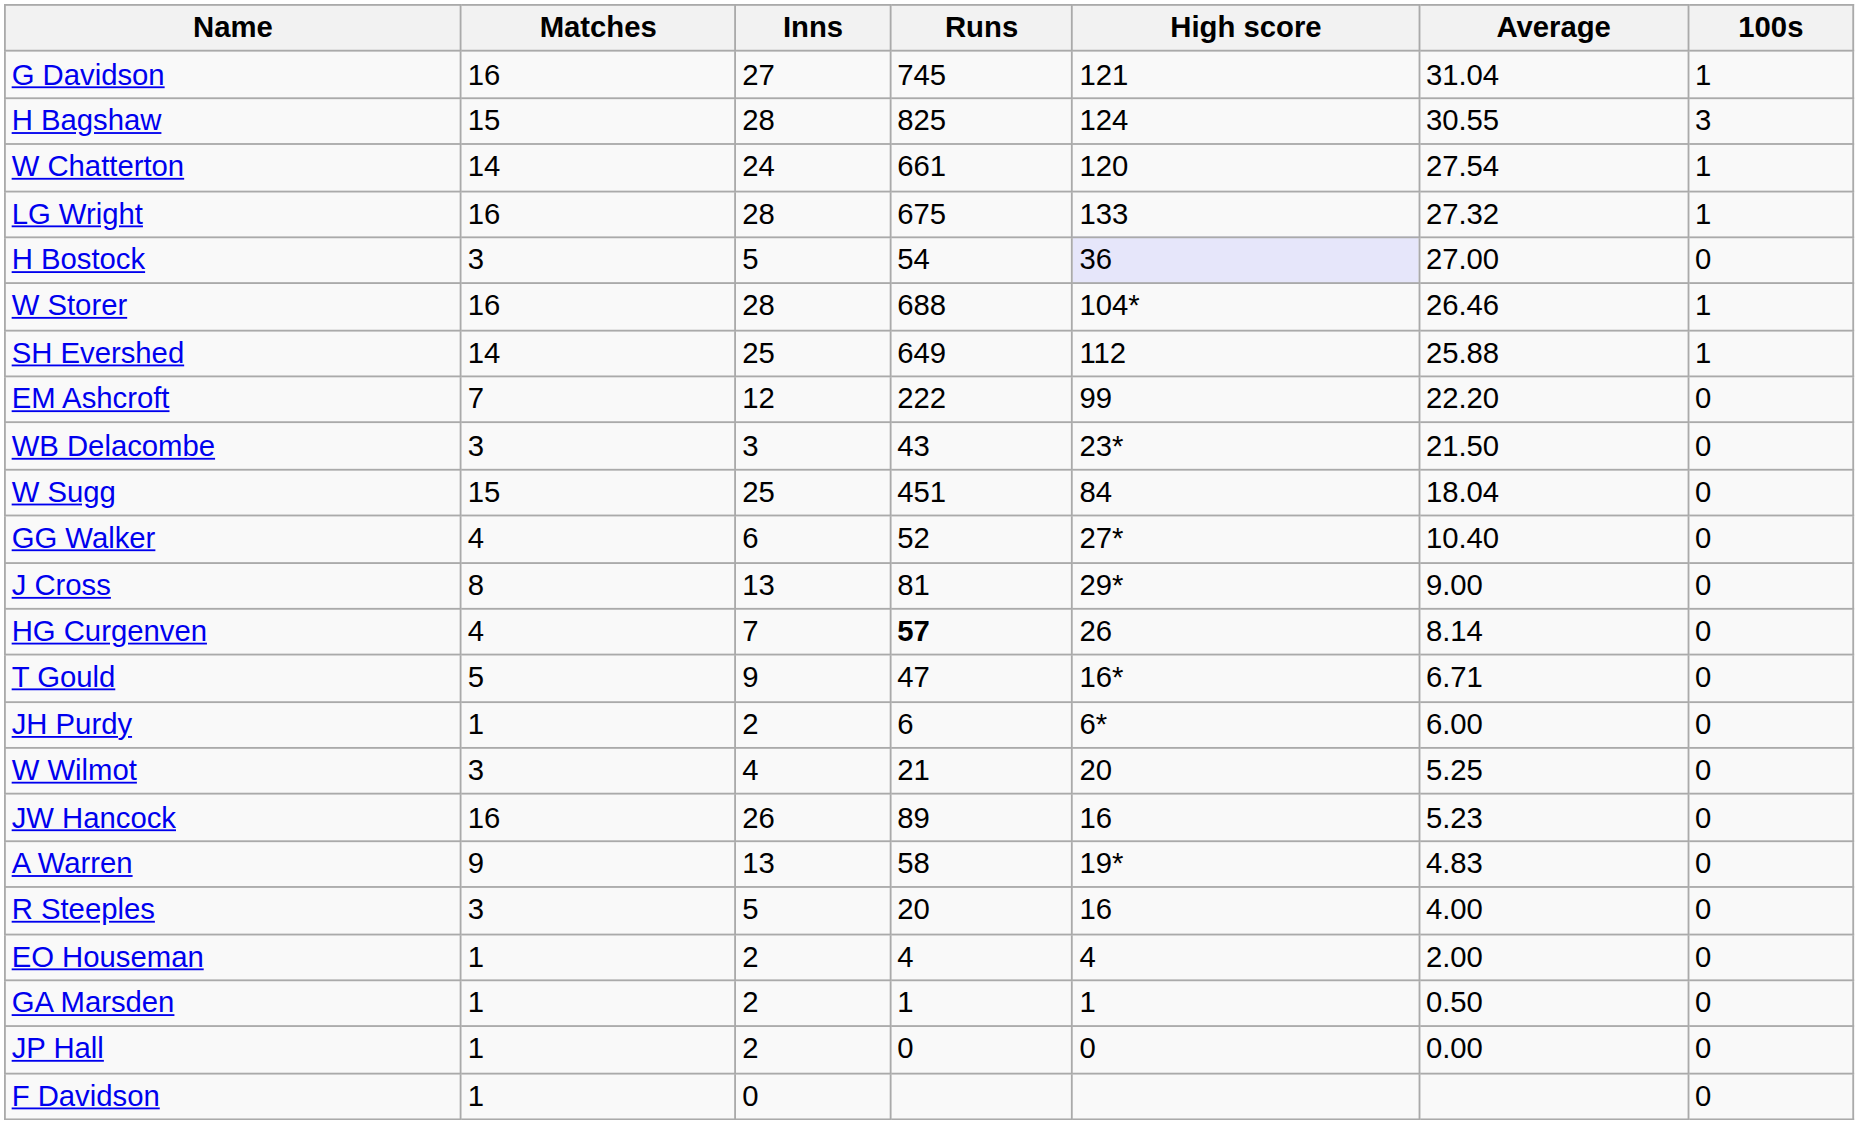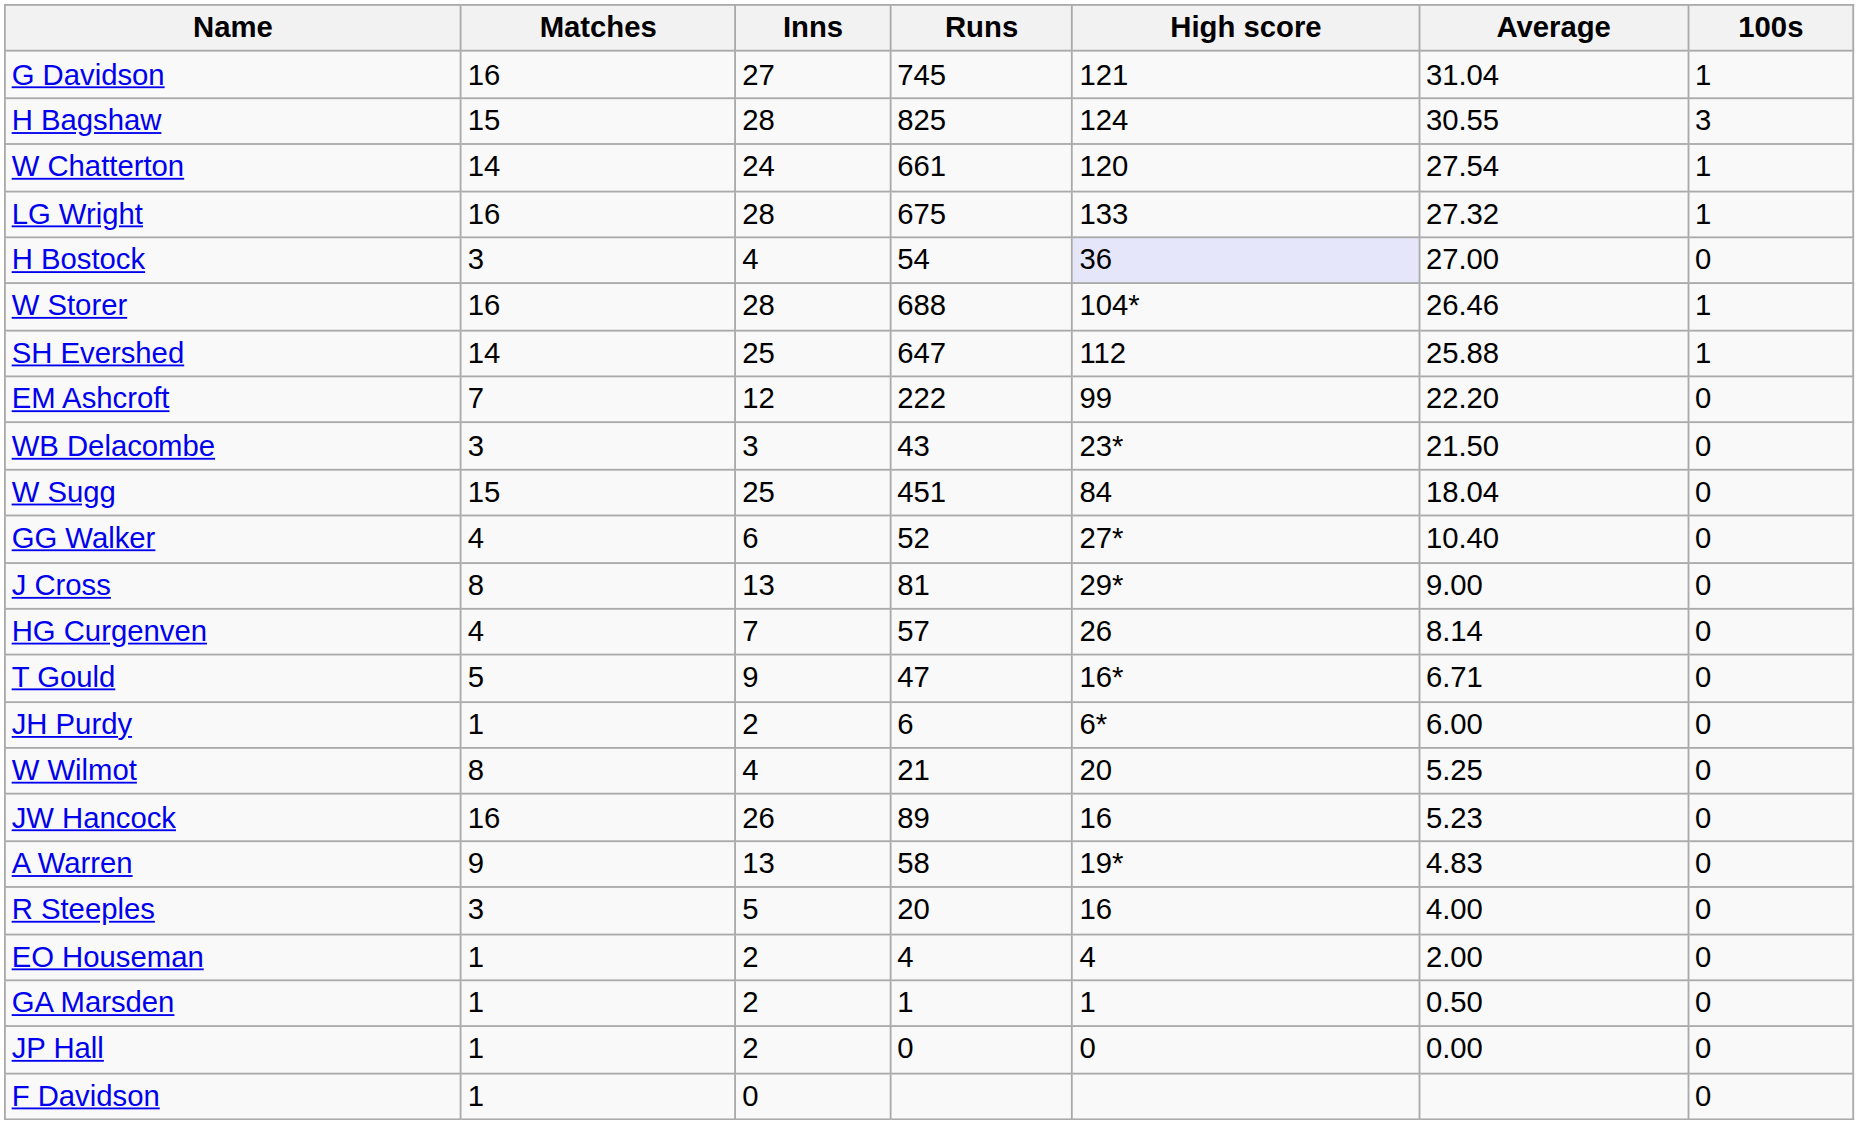(750, 259) 5 -> (750, 259) 4
(922, 352) 649 -> (922, 352) 647
(913, 631) bold -> (913, 631) normal
(476, 770) 3 -> (476, 770) 8
